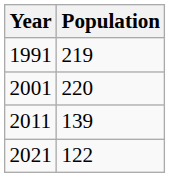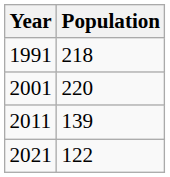(77, 54) 219 -> (77, 54) 218
